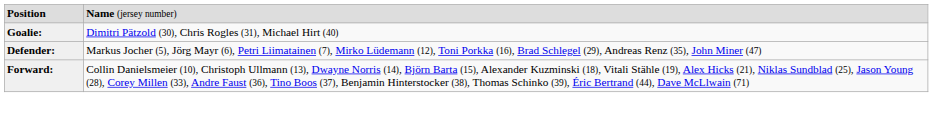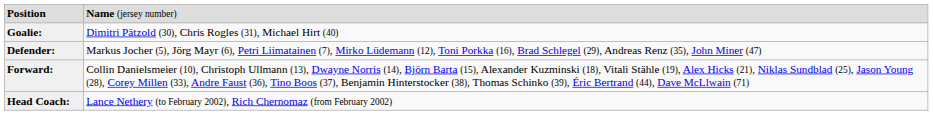+ row: (38, 101)
